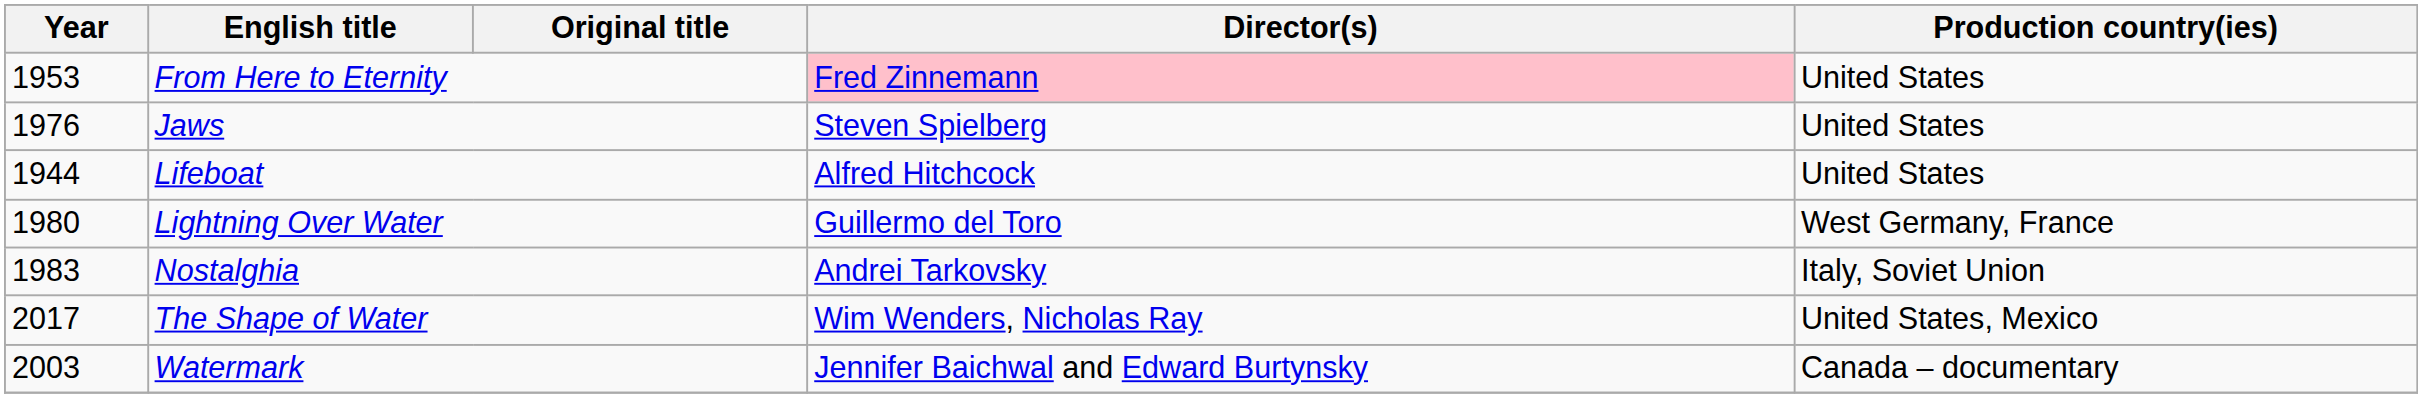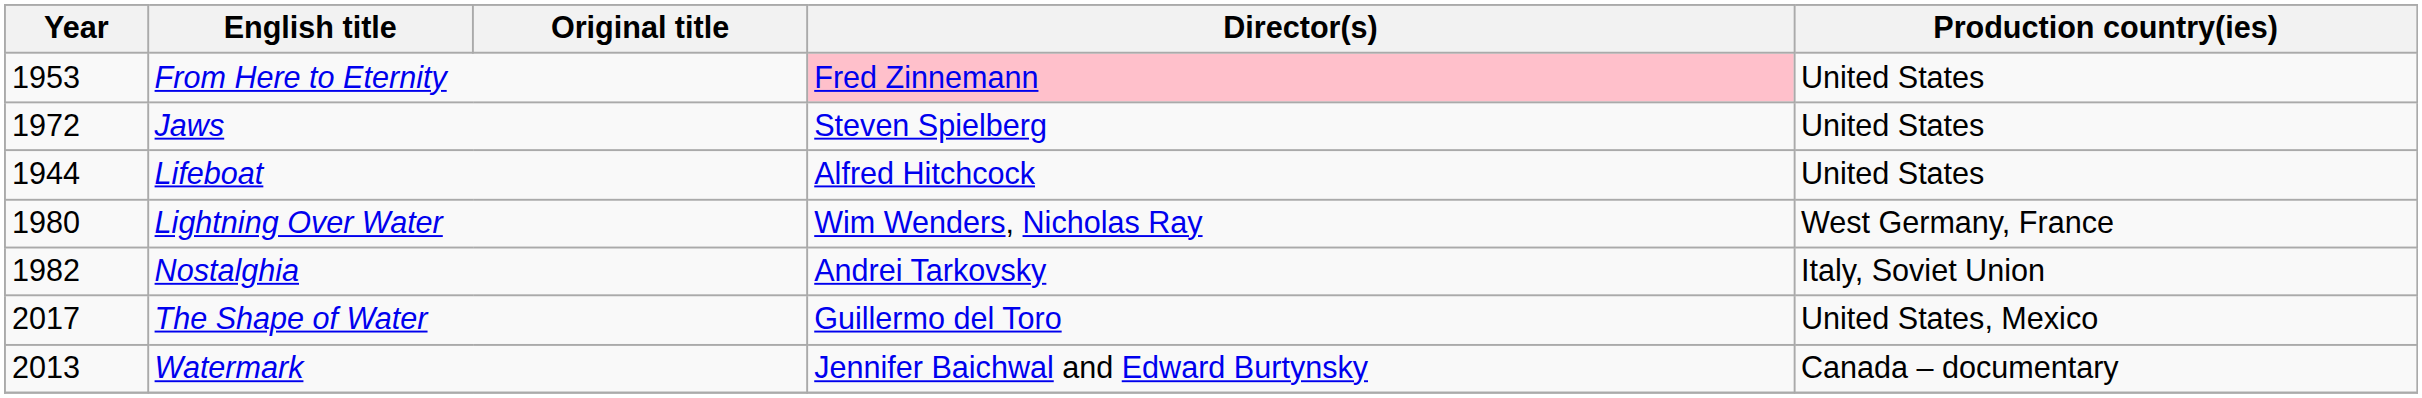(46, 125) 1976 -> (46, 125) 1972
(938, 222) Guillermo del Toro -> (1008, 222) Wim Wenders, Nicholas Ray
(46, 271) 1983 -> (46, 271) 1982
(1008, 319) Wim Wenders, Nicholas Ray -> (938, 319) Guillermo del Toro
(46, 367) 2003 -> (46, 367) 2013
